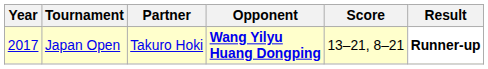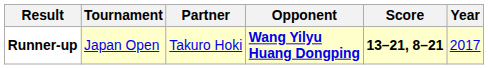columns swapped: (23, 16) <-> (446, 16)
(366, 45) normal -> (405, 45) bold
